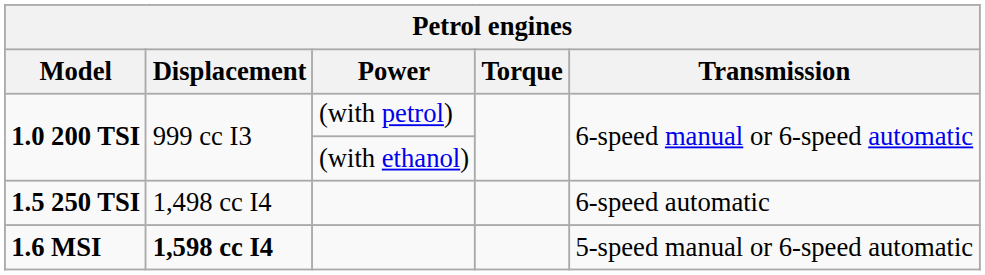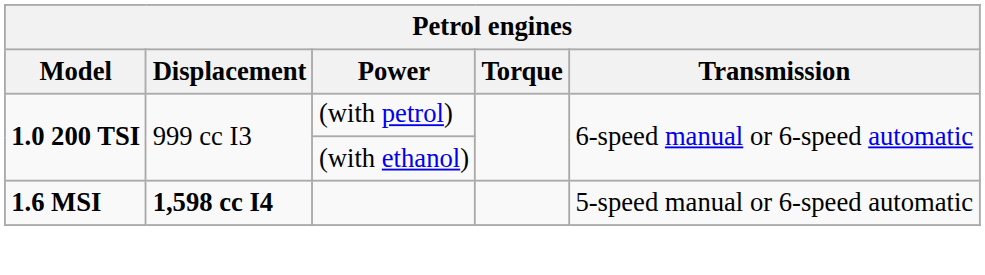- row: (76, 202)
